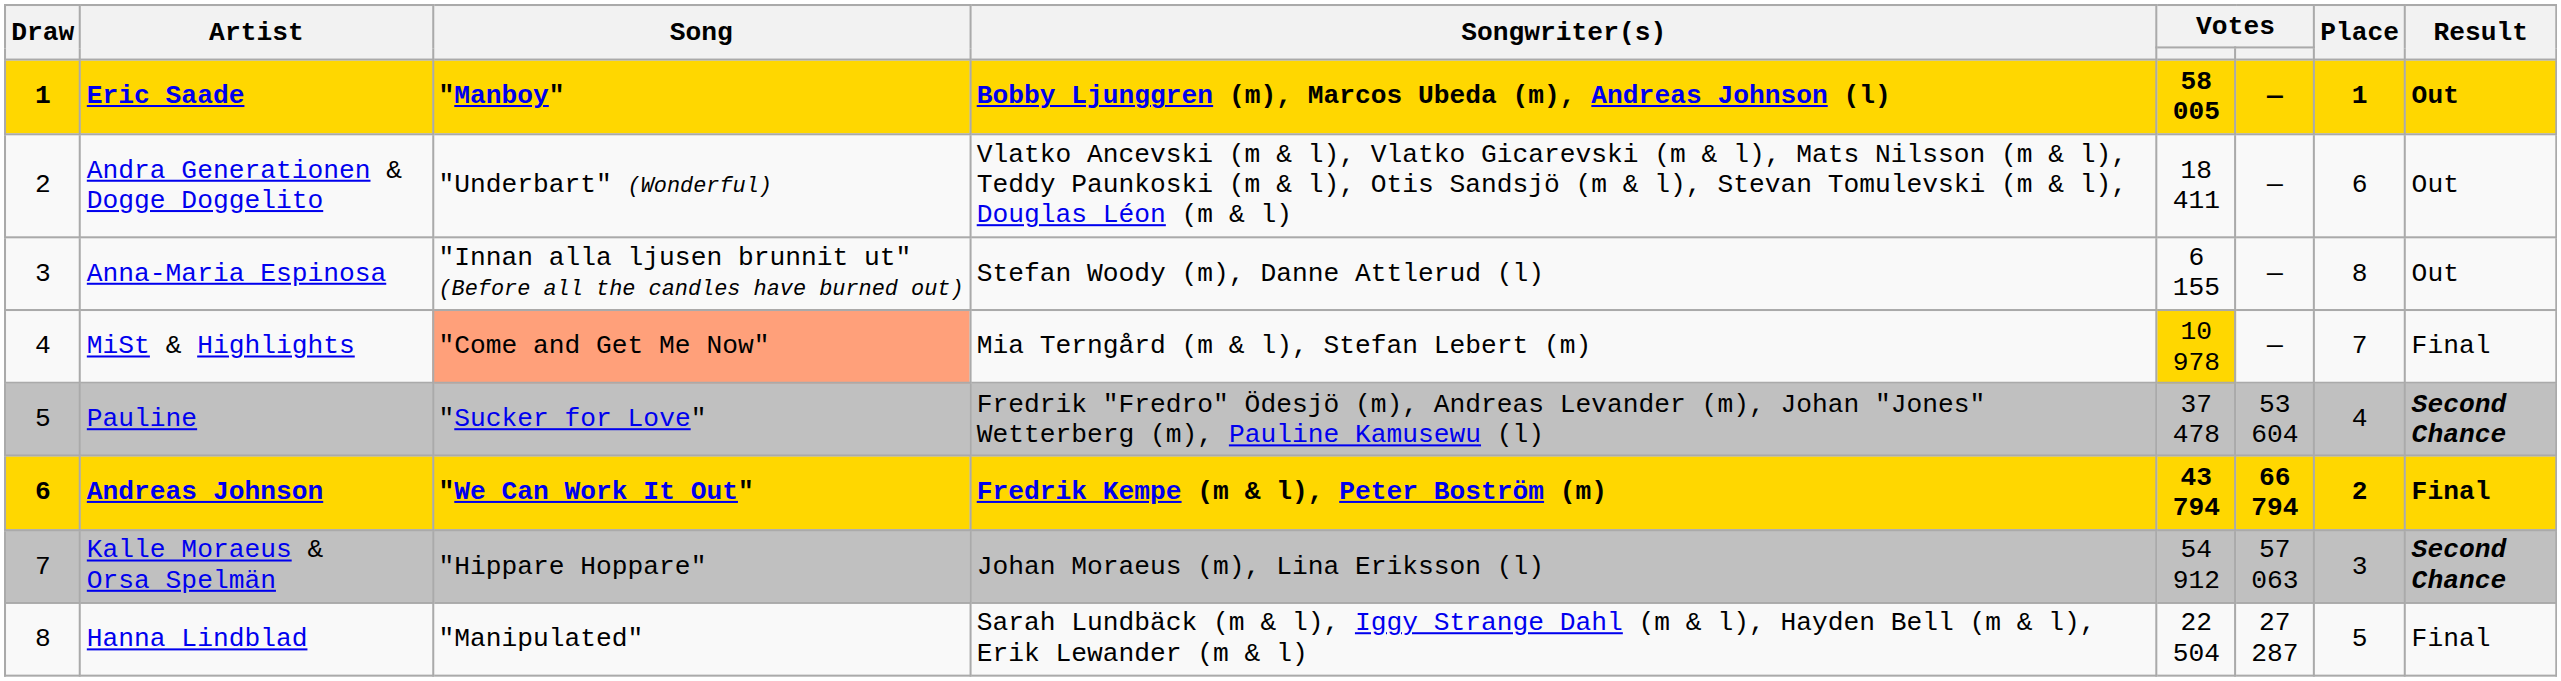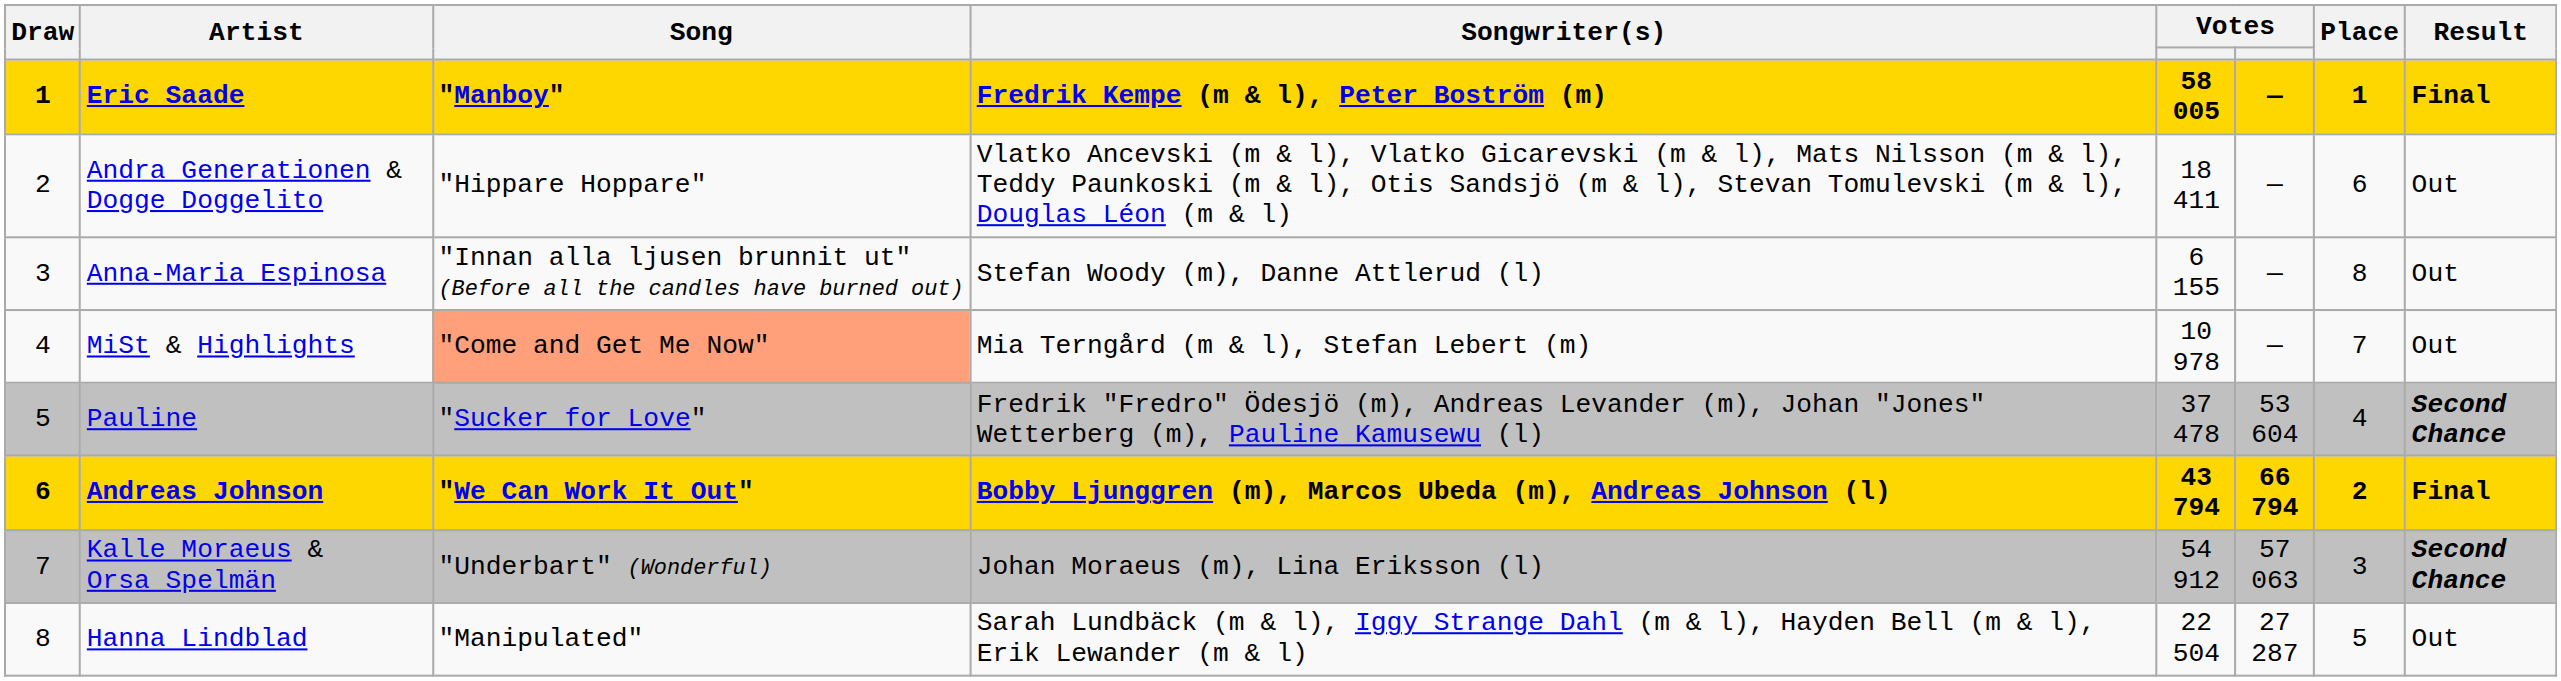(1434, 97) Bobby Ljunggren (m), Marcos Ubeda (m), Andreas Johnson (l) -> (1292, 97) Fredrik Kempe (m & l), Peter Boström (m)
(2435, 97) Out -> (2451, 97) Final
(605, 185) "Underbart" (Wonderful) -> (572, 185) "Hippare Hoppare"
(2196, 346) gold background -> (2196, 346) no background
(2451, 346) Final -> (2435, 346) Out
(1292, 493) Fredrik Kempe (m & l), Peter Boström (m) -> (1434, 493) Bobby Ljunggren (m), Marcos Ubeda (m), Andreas Johnson (l)
(572, 566) "Hippare Hoppare" -> (605, 566) "Underbart" (Wonderful)
(2451, 639) Final -> (2435, 639) Out
